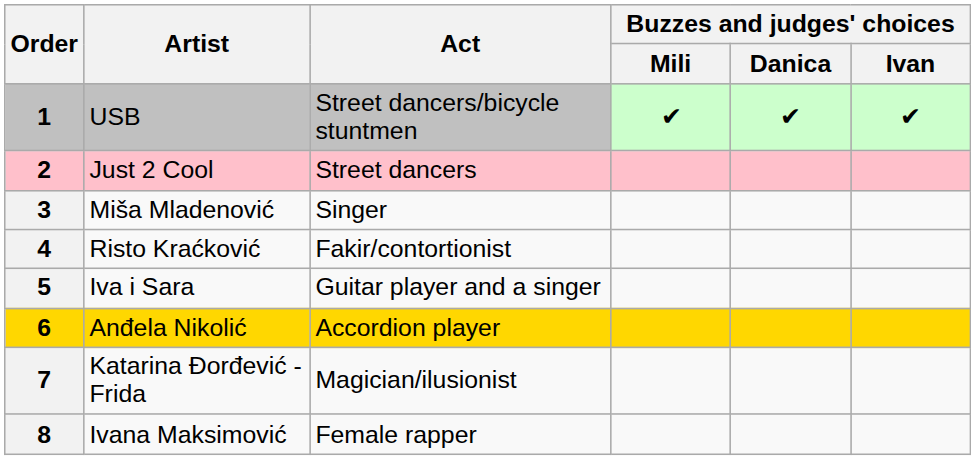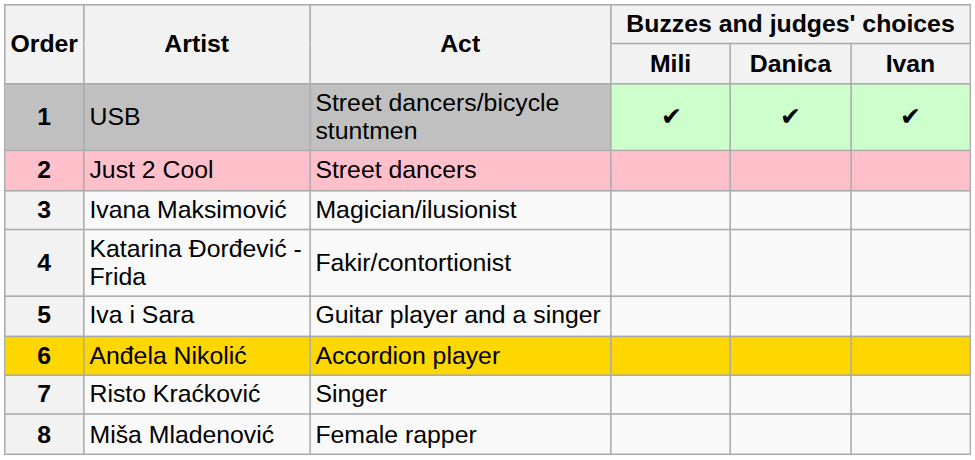(182, 209) Miša Mladenović -> (188, 209) Ivana Maksimović
(351, 209) Singer -> (416, 209) Magician/ilusionist
(175, 248) Risto Kraćković -> (196, 262) Katarina Đorđević - Frida
(196, 380) Katarina Đorđević - Frida -> (175, 394) Risto Kraćković
(416, 380) Magician/ilusionist -> (351, 394) Singer
(188, 433) Ivana Maksimović -> (182, 433) Miša Mladenović
